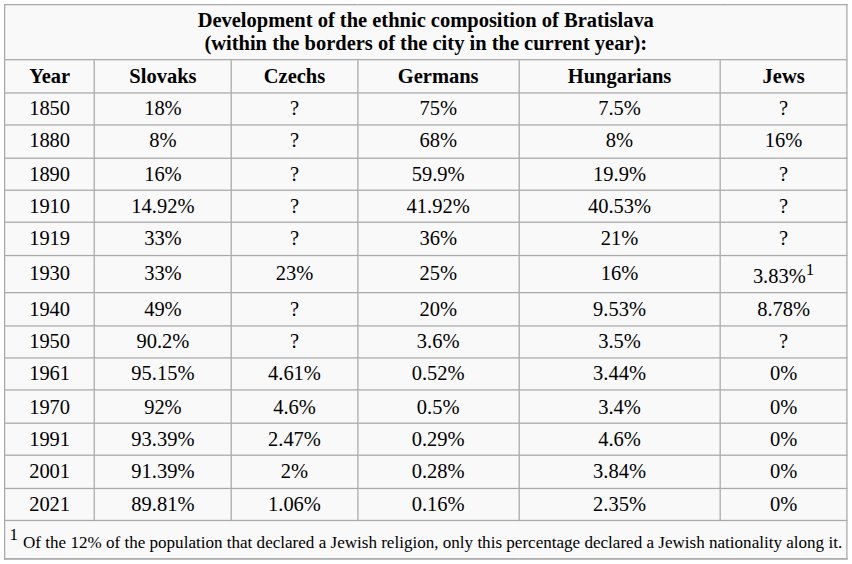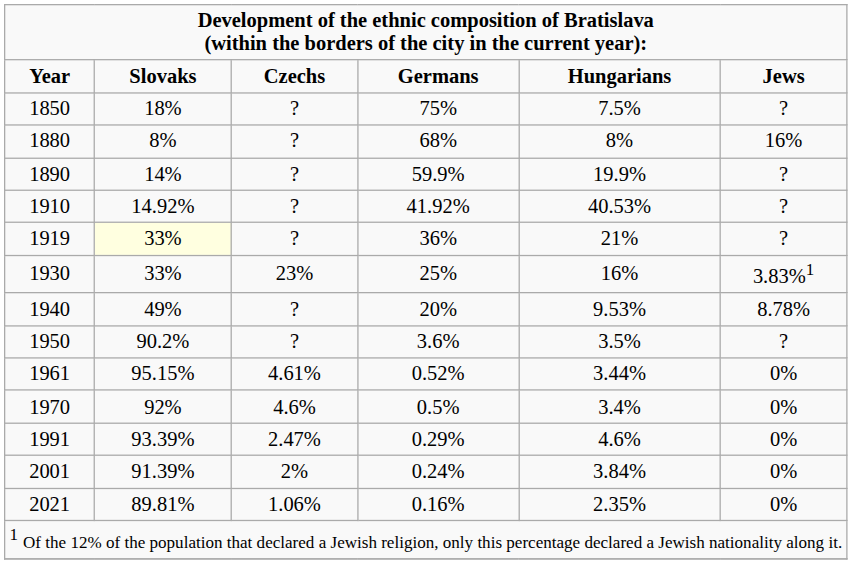(163, 173) 16% -> (163, 173) 14%
(163, 238) no background -> (163, 238) lightyellow background
(438, 471) 0.28% -> (438, 471) 0.24%
